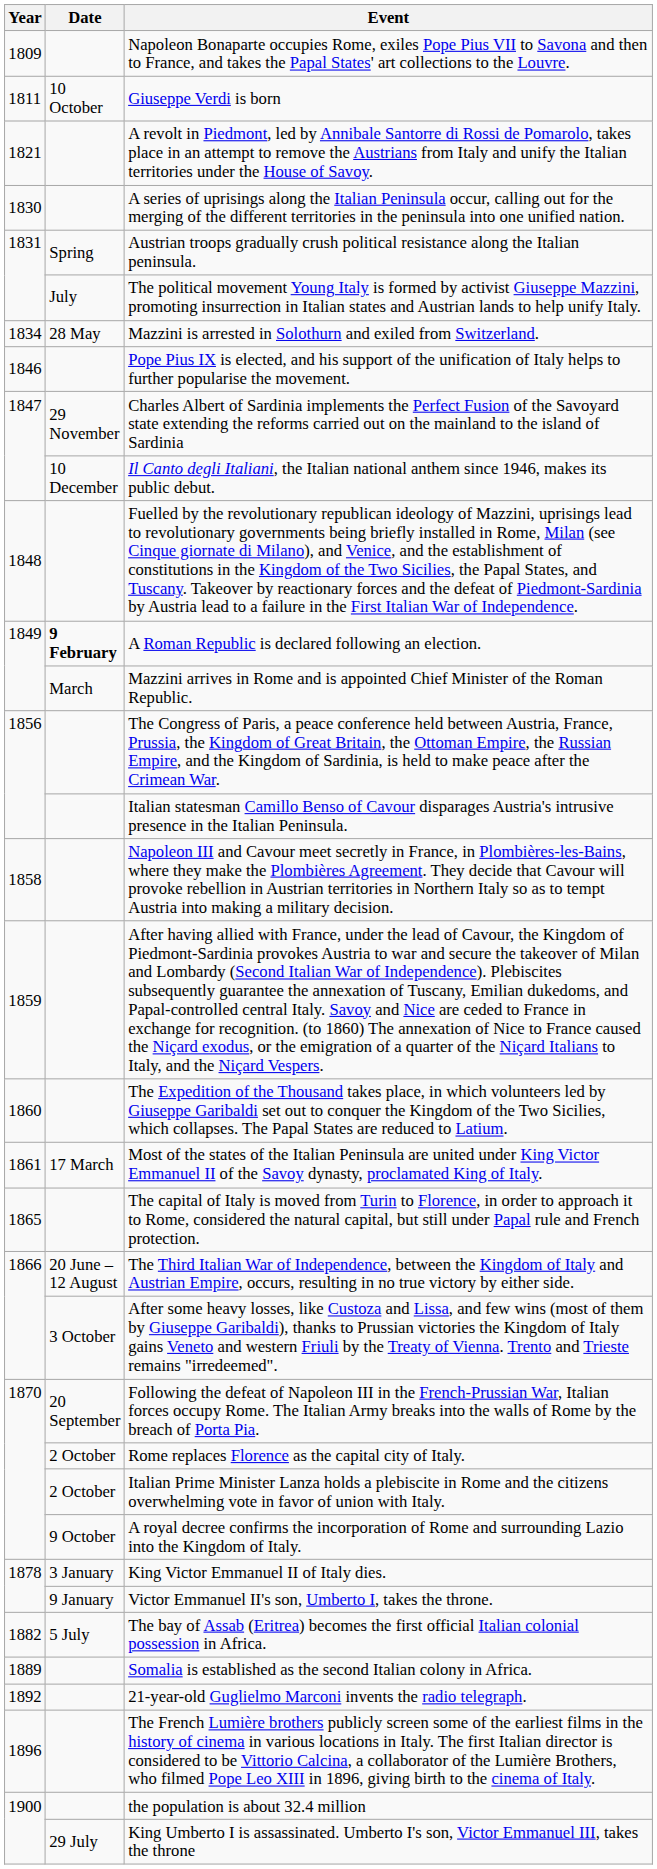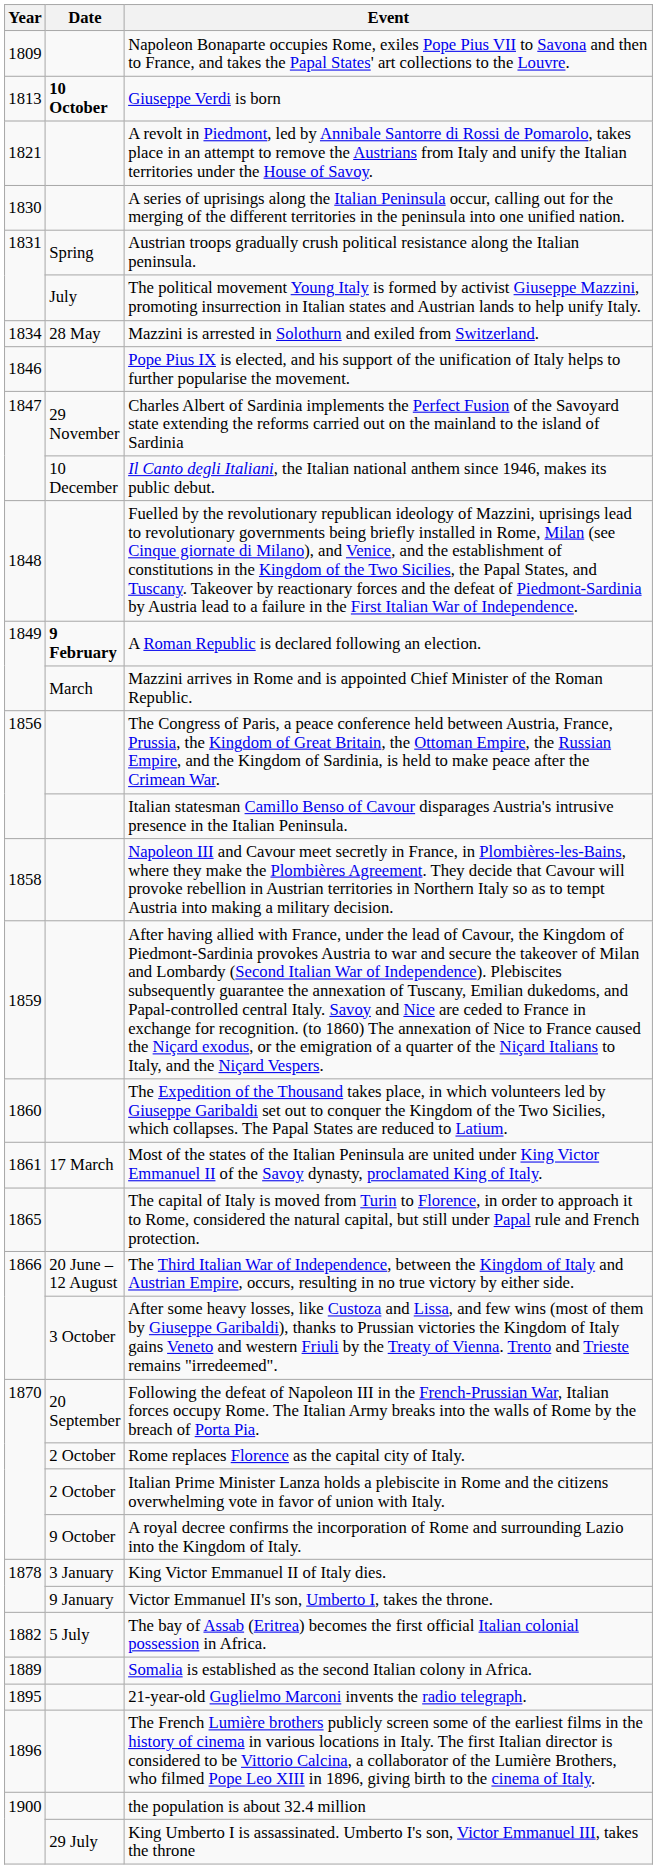(25, 98) 1811 -> (25, 98) 1813
(76, 98) normal -> (78, 98) bold
(25, 1696) 1892 -> (25, 1696) 1895
